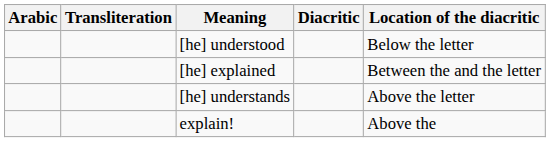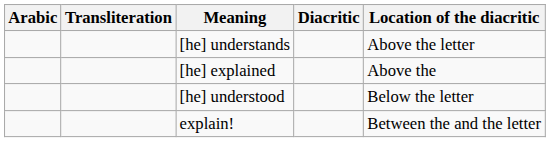rows swapped: (235, 96) <-> (232, 44)
(454, 70) Between the and the letter -> (402, 70) Above the
(402, 123) Above the -> (454, 123) Between the and the letter
